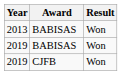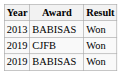rows swapped: (17, 62) <-> (17, 45)
